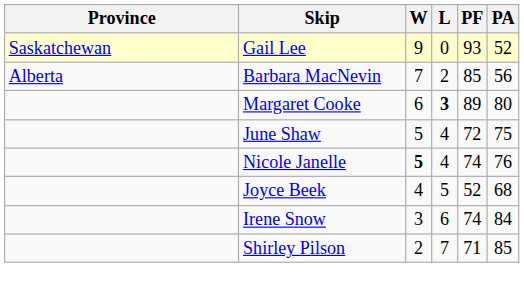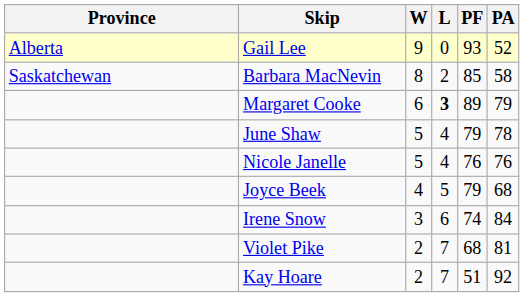(60, 47) Saskatchewan -> (36, 47) Alberta
(36, 76) Alberta -> (60, 76) Saskatchewan
(419, 76) 7 -> (419, 76) 8
(503, 76) 56 -> (503, 76) 58
(503, 104) 80 -> (503, 104) 79
(472, 133) 72 -> (472, 133) 79
(503, 133) 75 -> (503, 133) 78
(419, 162) bold -> (419, 162) normal
(472, 162) 74 -> (472, 162) 76
(472, 190) 52 -> (472, 190) 79
+ row: (283, 248)
+ row: (282, 276)
- row: (294, 248)
